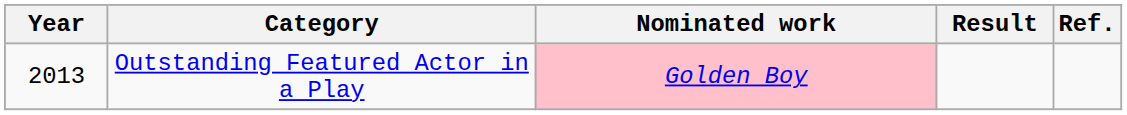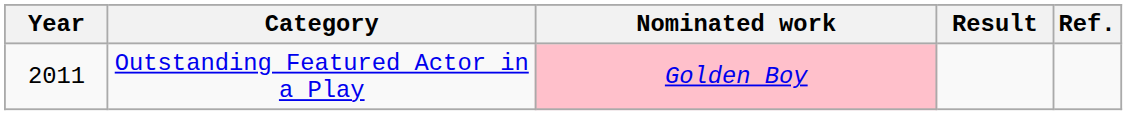(56, 77) 2013 -> (56, 77) 2011
